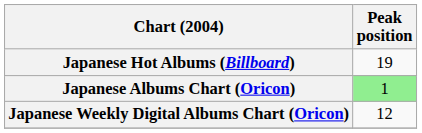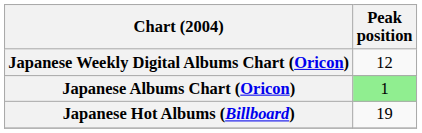rows swapped: (179, 62) <-> (179, 114)
